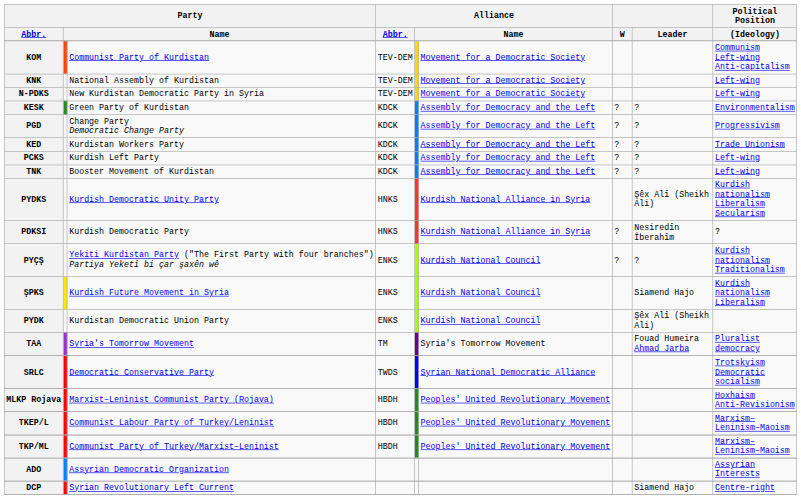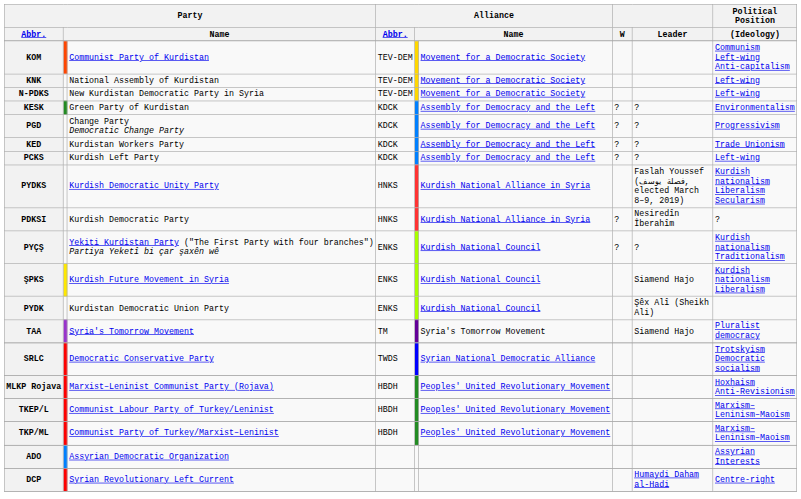- row: (34, 172)
(672, 199) Şêx Alî (Sheikh Ali) -> (669, 186) Faslah Youssef (فصلة يوسف, elected March 8–9, 2019)
(667, 344) Fouad Humeira Ahmad Jarba -> (664, 331) Siamend Hajo
(664, 488) Siamend Hajo -> (667, 480) Humaydi Daham al-Hadi
